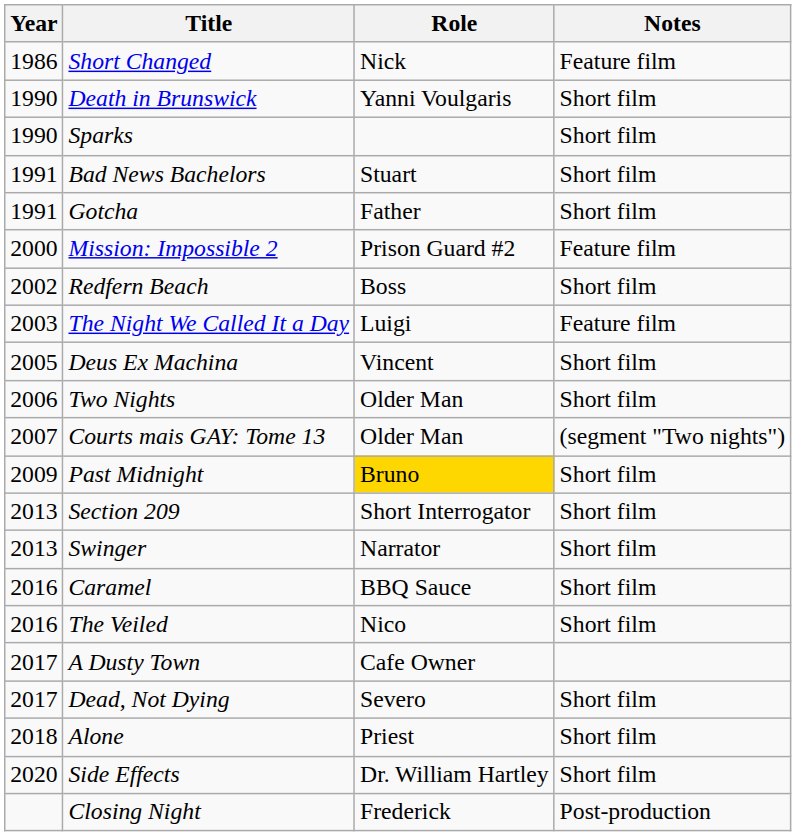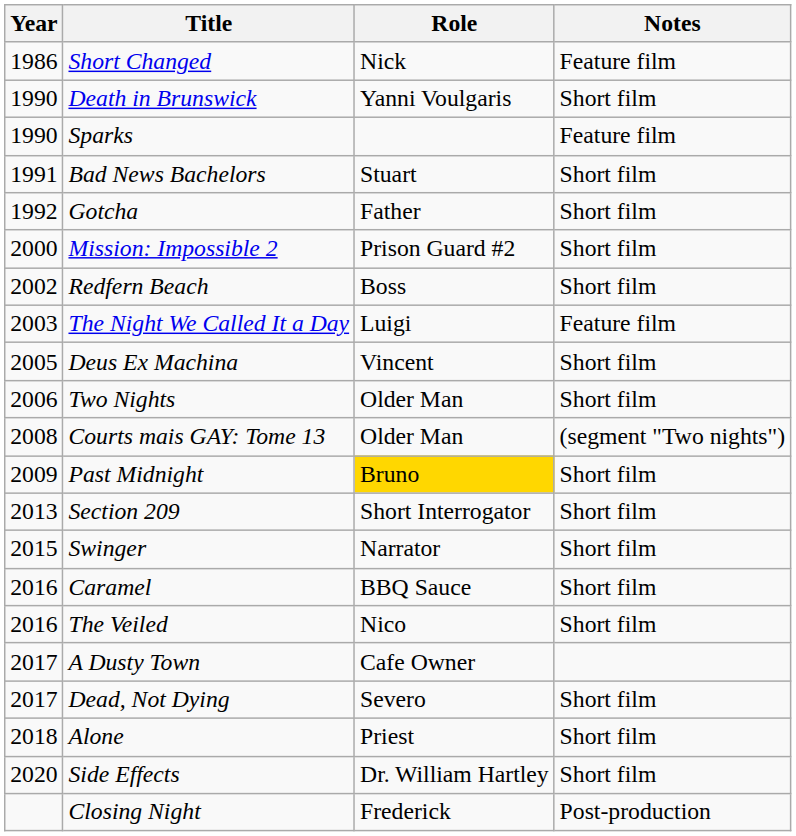(608, 135) Short film -> (618, 135) Feature film
(34, 211) 1991 -> (34, 211) 1992
(618, 248) Feature film -> (608, 248) Short film
(34, 436) 2007 -> (34, 436) 2008
(34, 549) 2013 -> (34, 549) 2015
